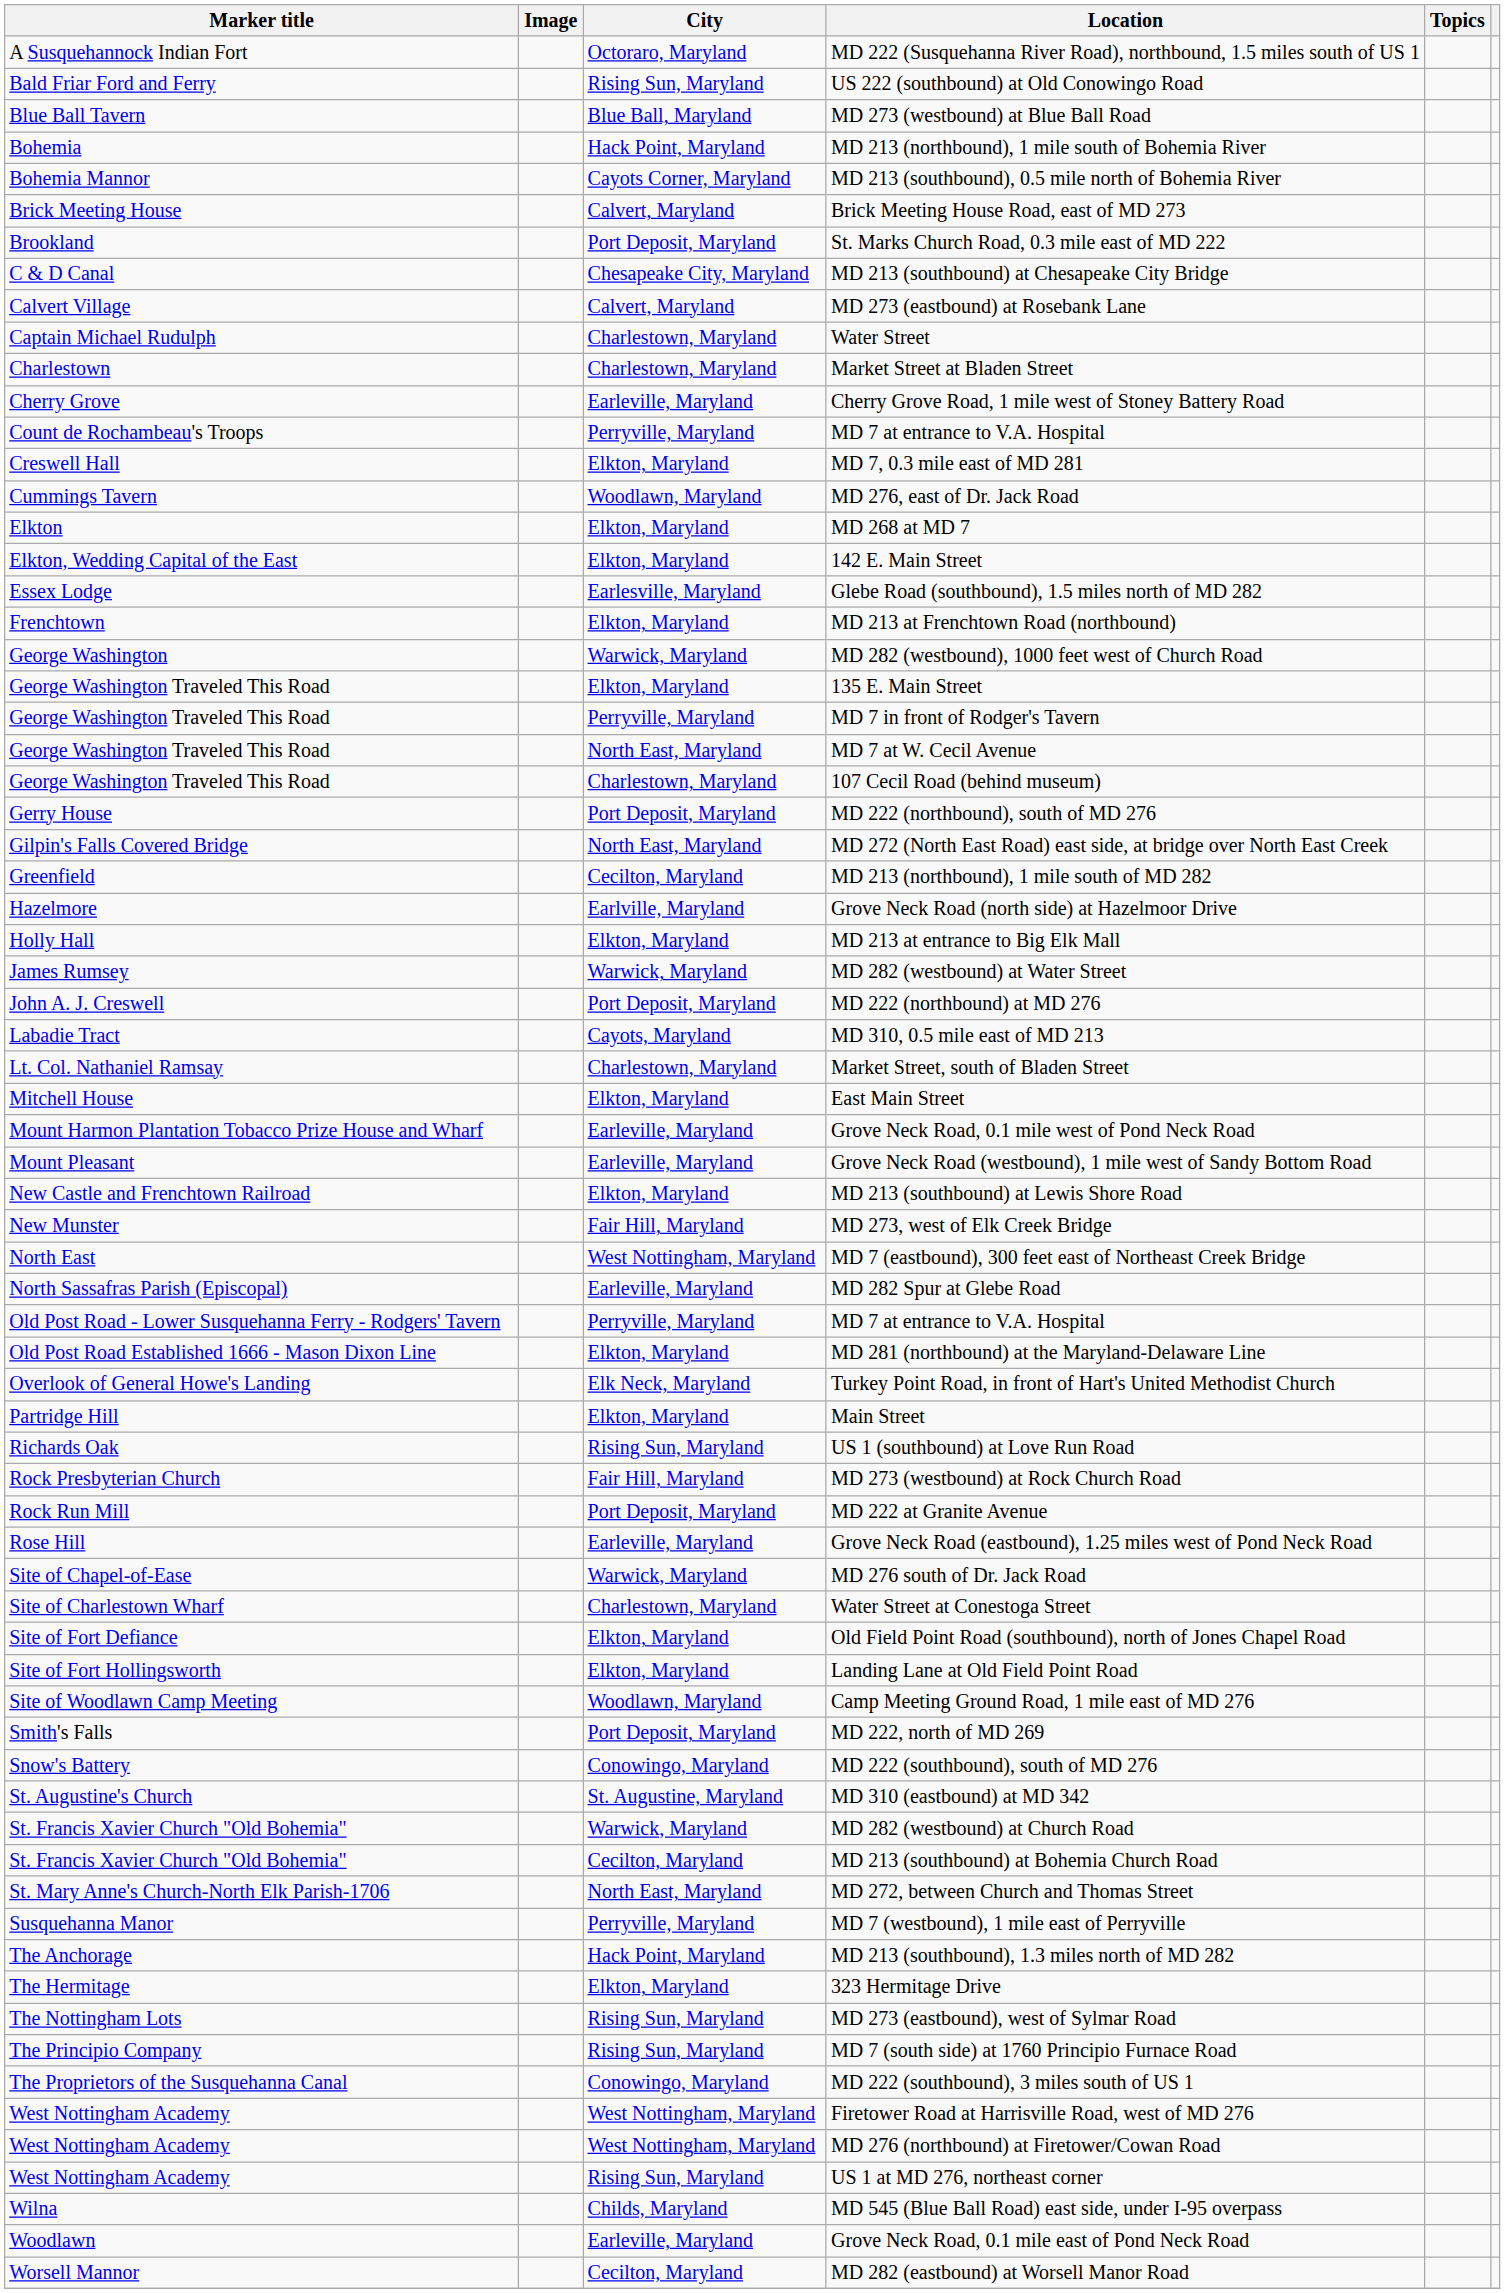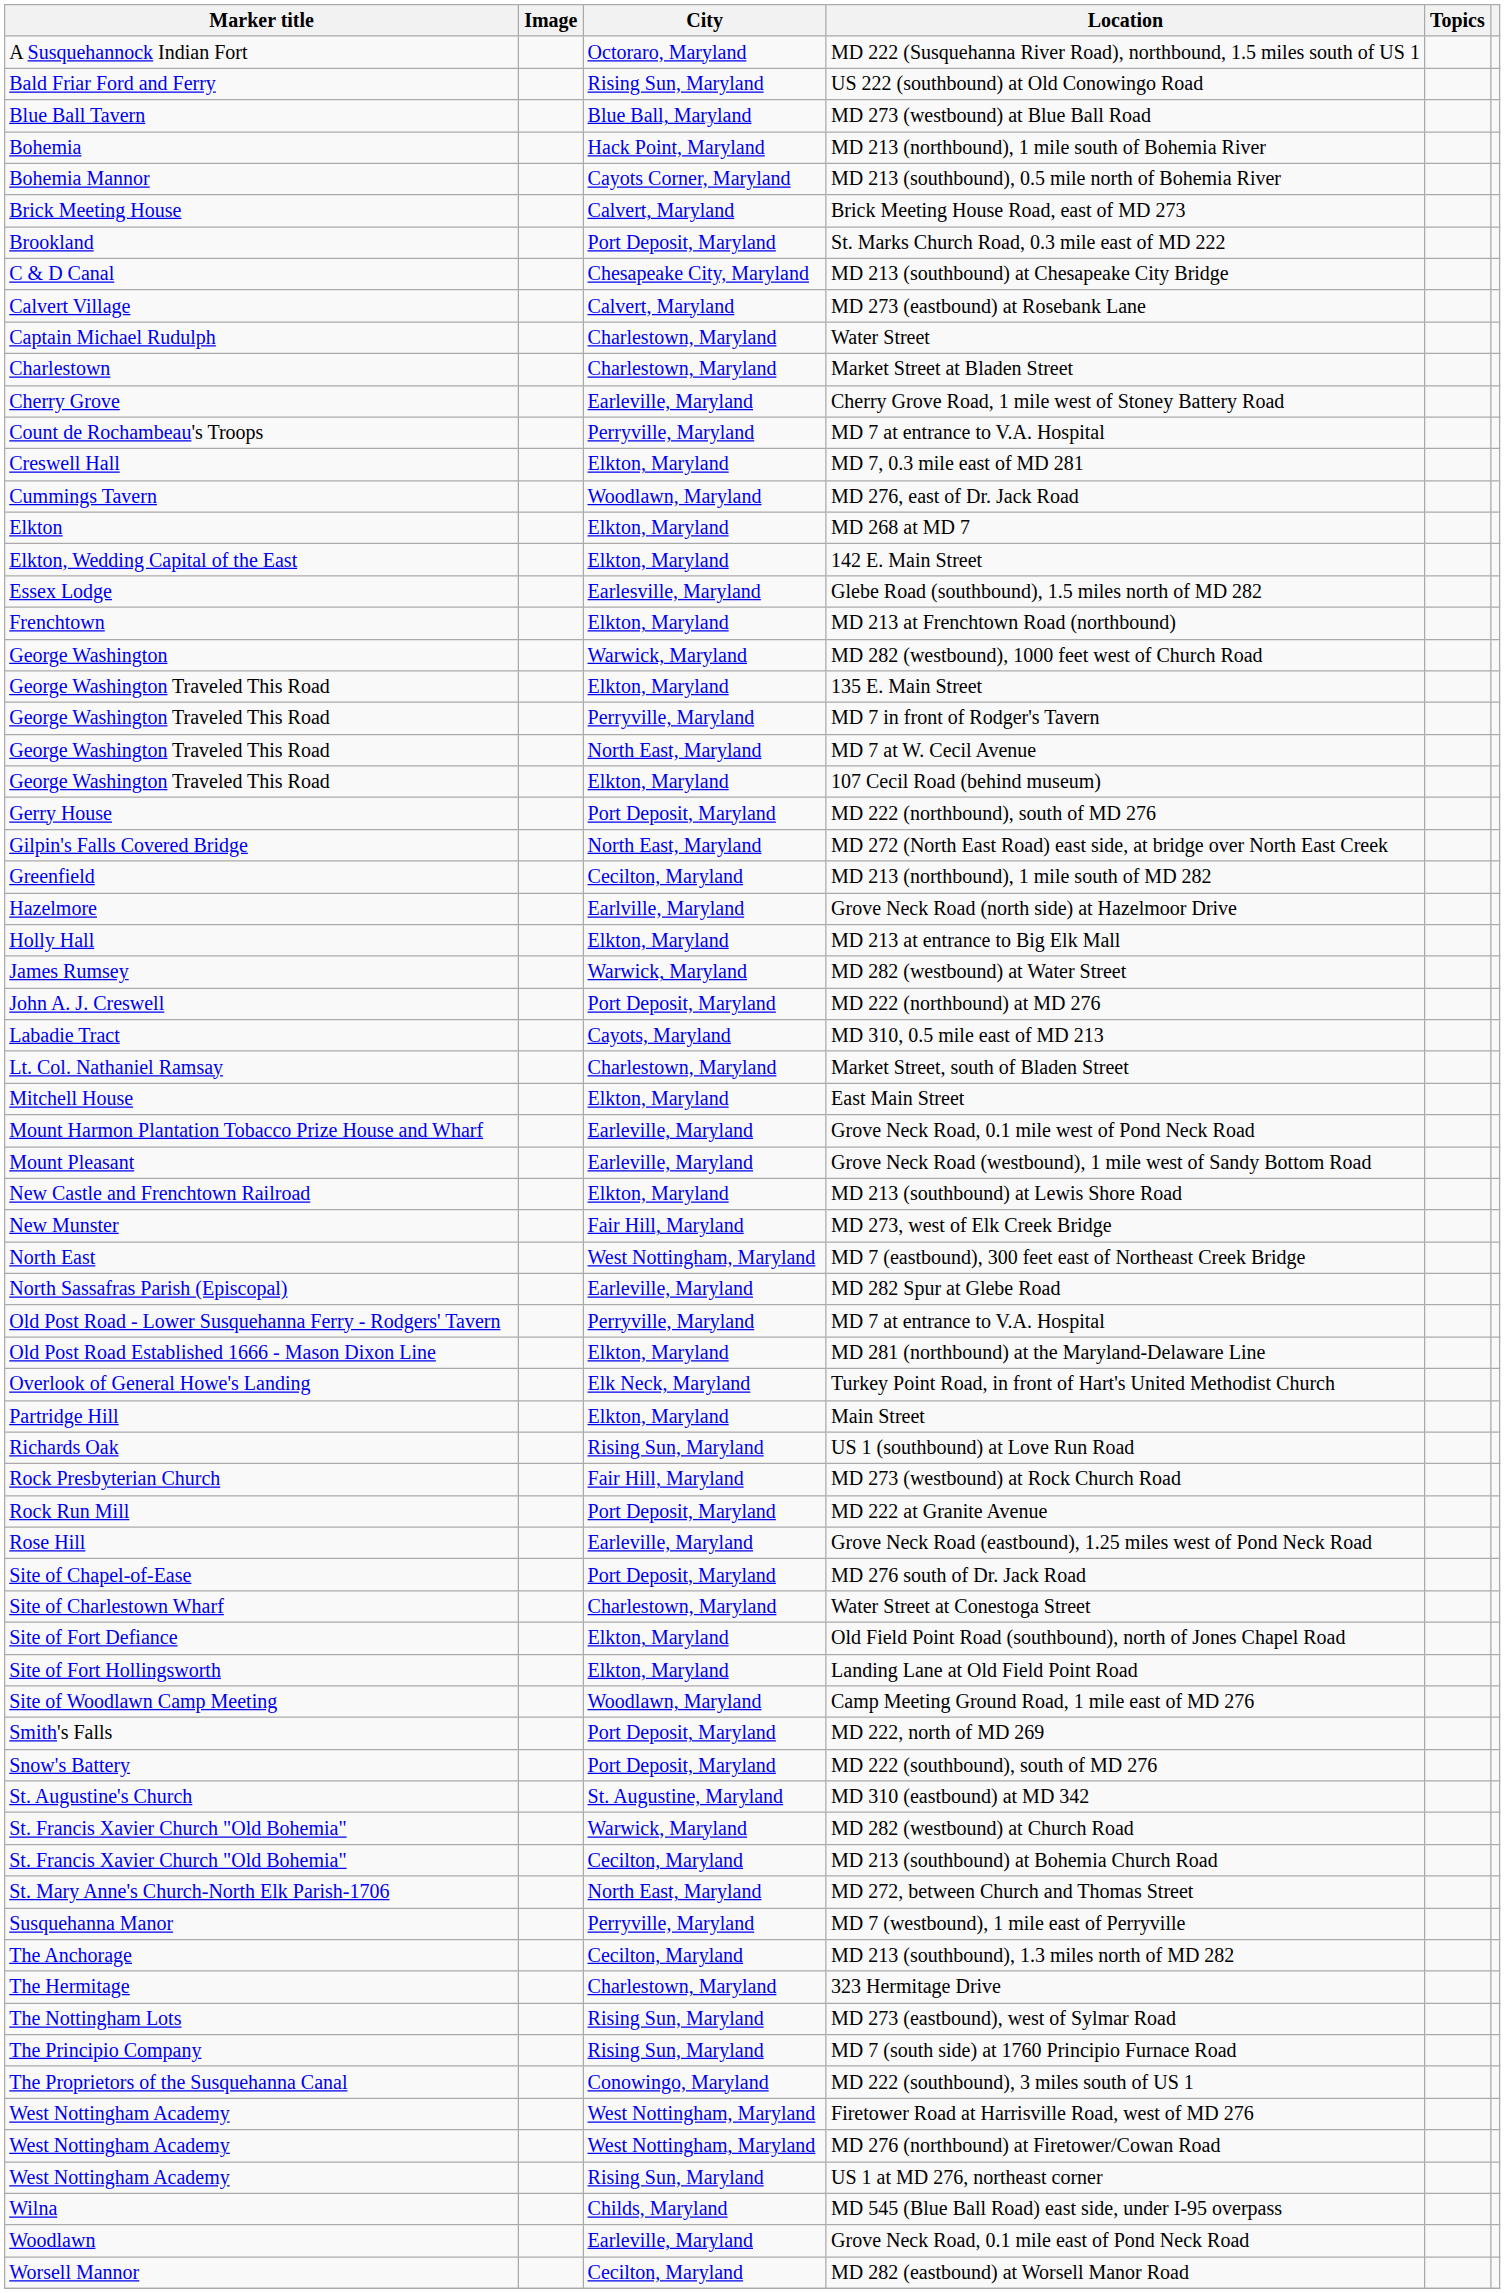(682, 781) Charlestown, Maryland -> (658, 781) Elkton, Maryland
(667, 1574) Warwick, Maryland -> (682, 1574) Port Deposit, Maryland
(678, 1764) Conowingo, Maryland -> (682, 1764) Port Deposit, Maryland
(676, 1955) Hack Point, Maryland -> (665, 1955) Cecilton, Maryland
(658, 1986) Elkton, Maryland -> (682, 1986) Charlestown, Maryland
